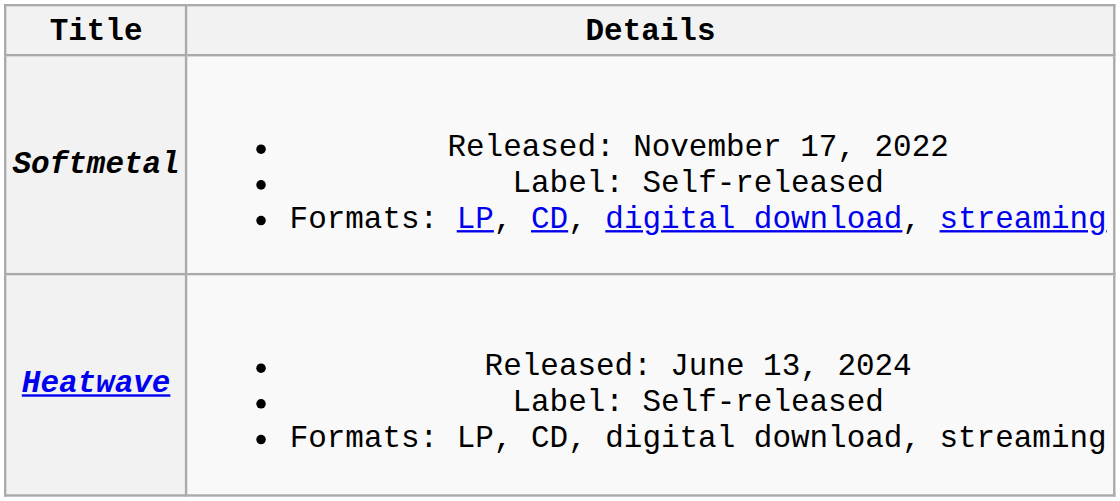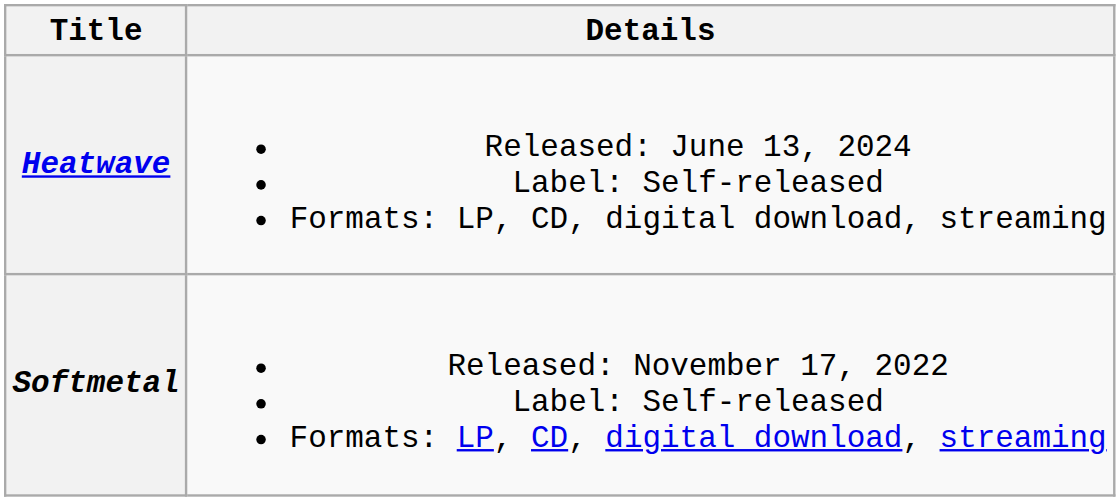rows swapped: (96, 165) <-> (96, 385)
